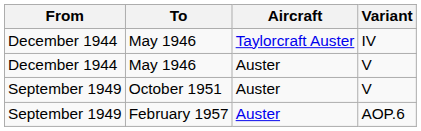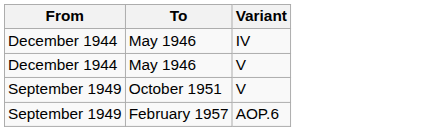- column: (295, 16)
